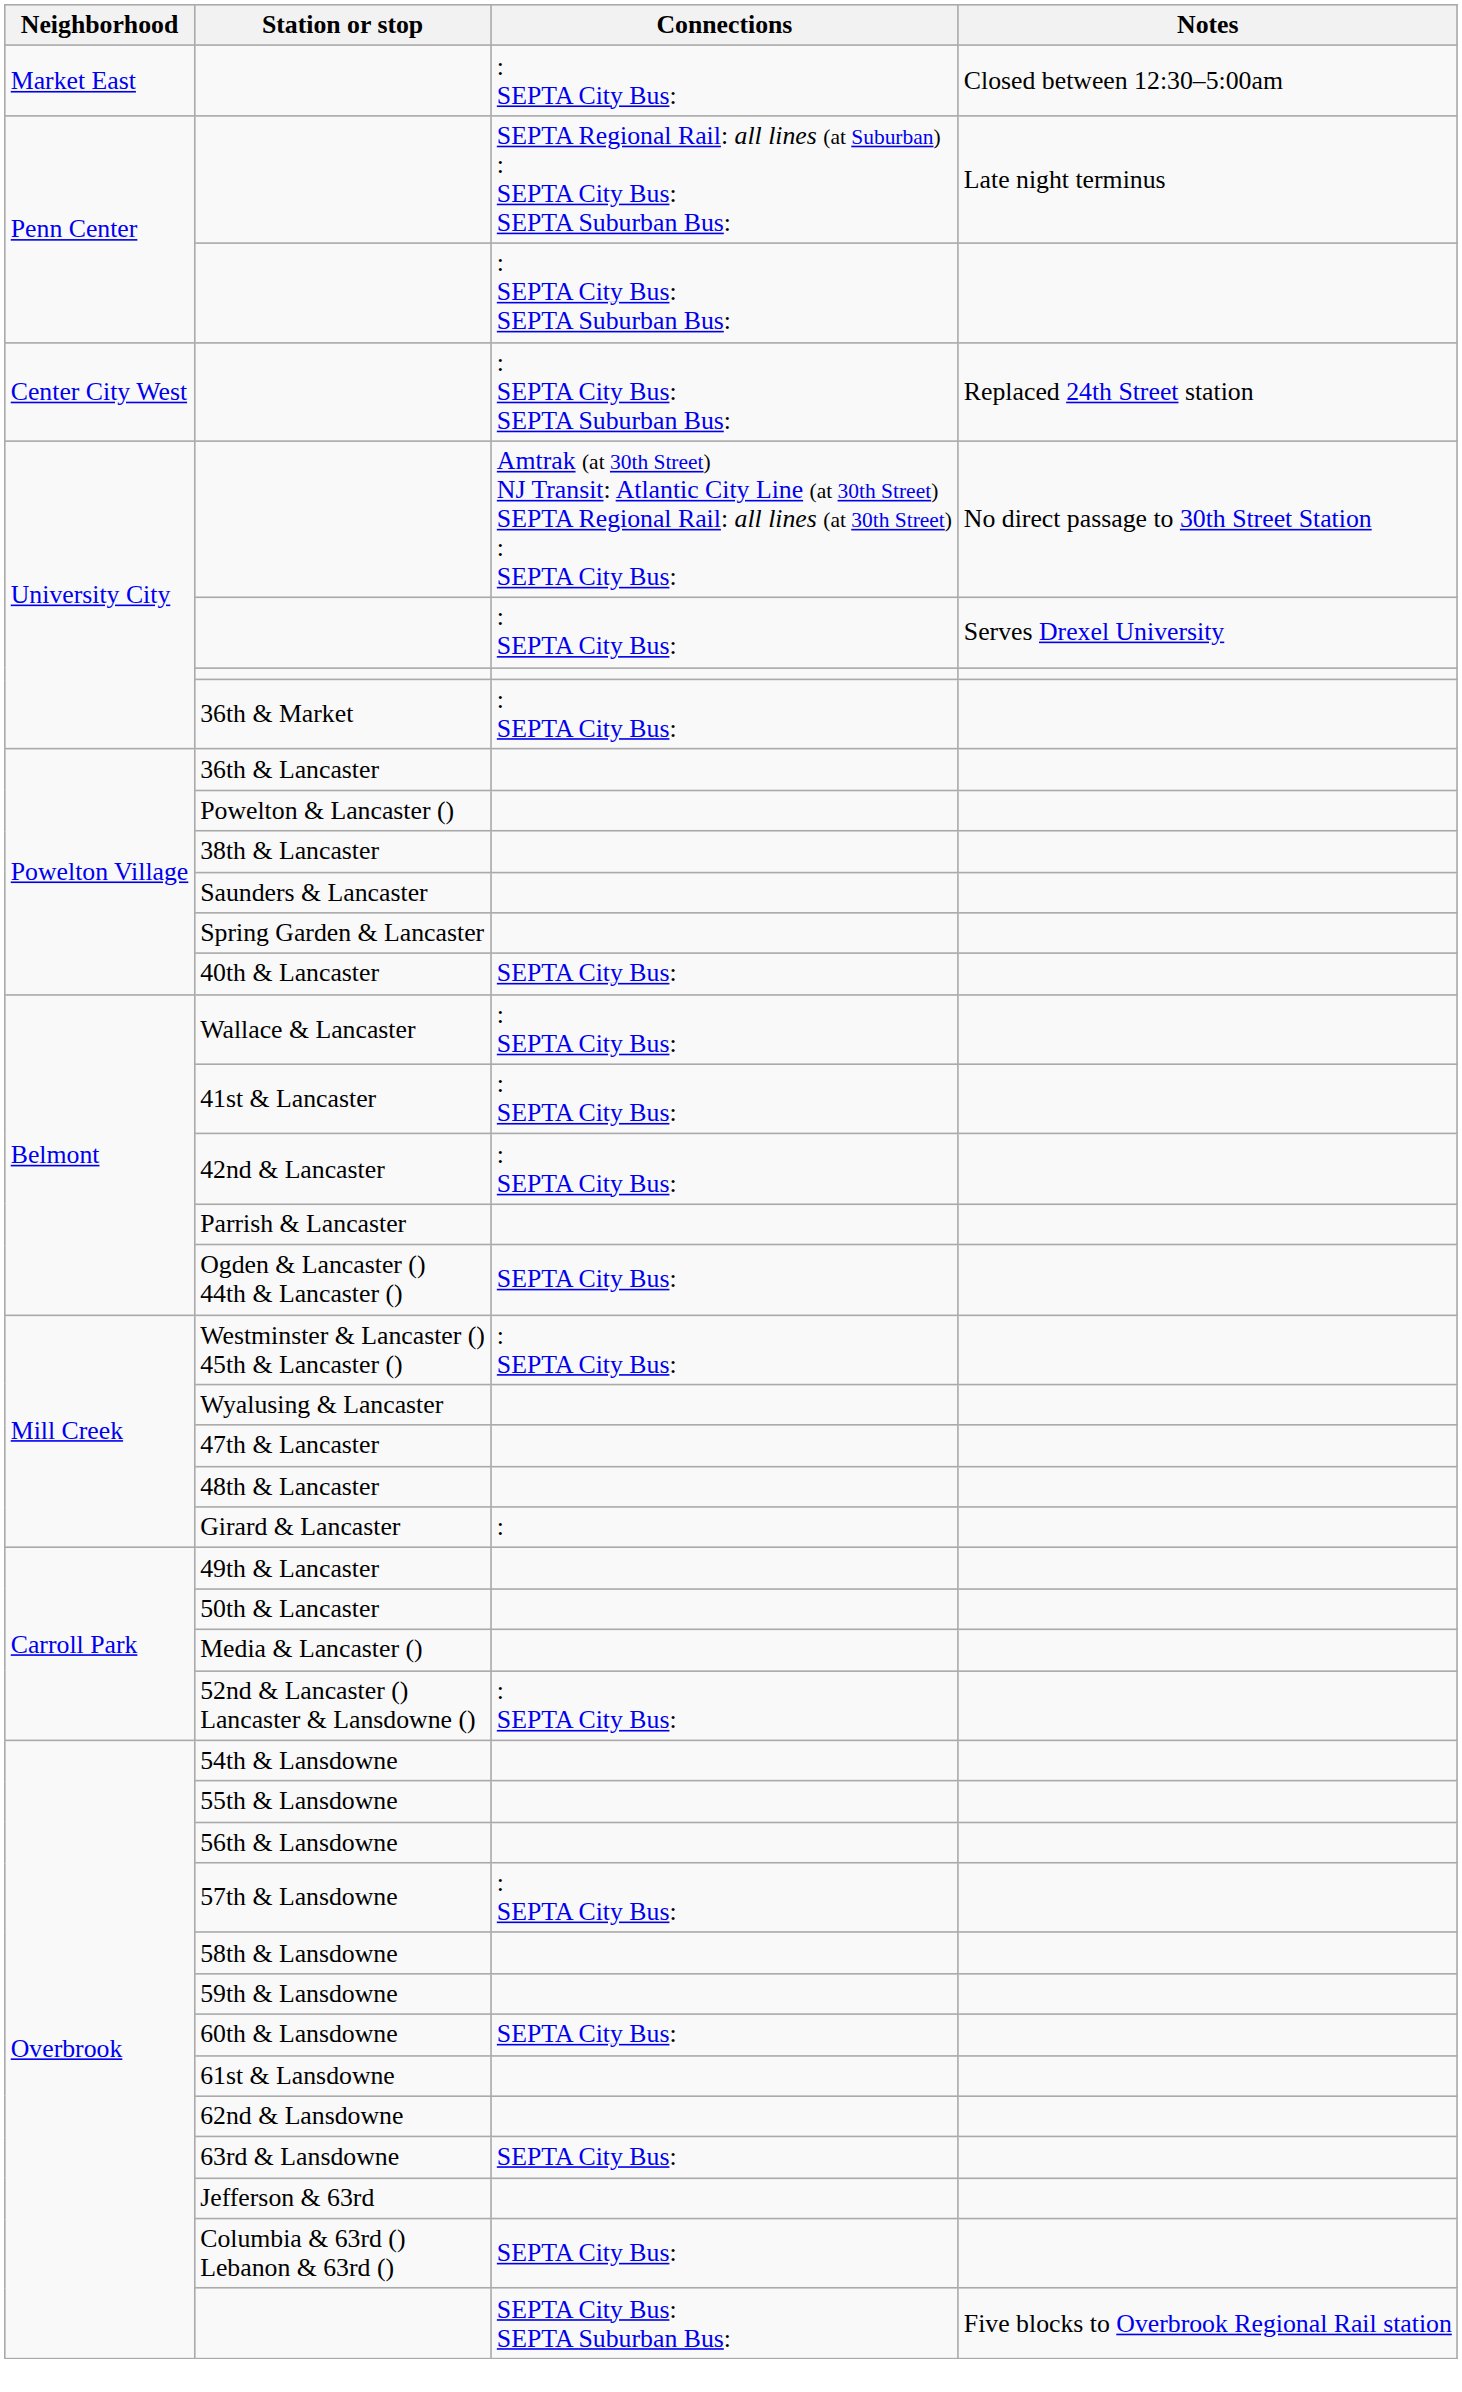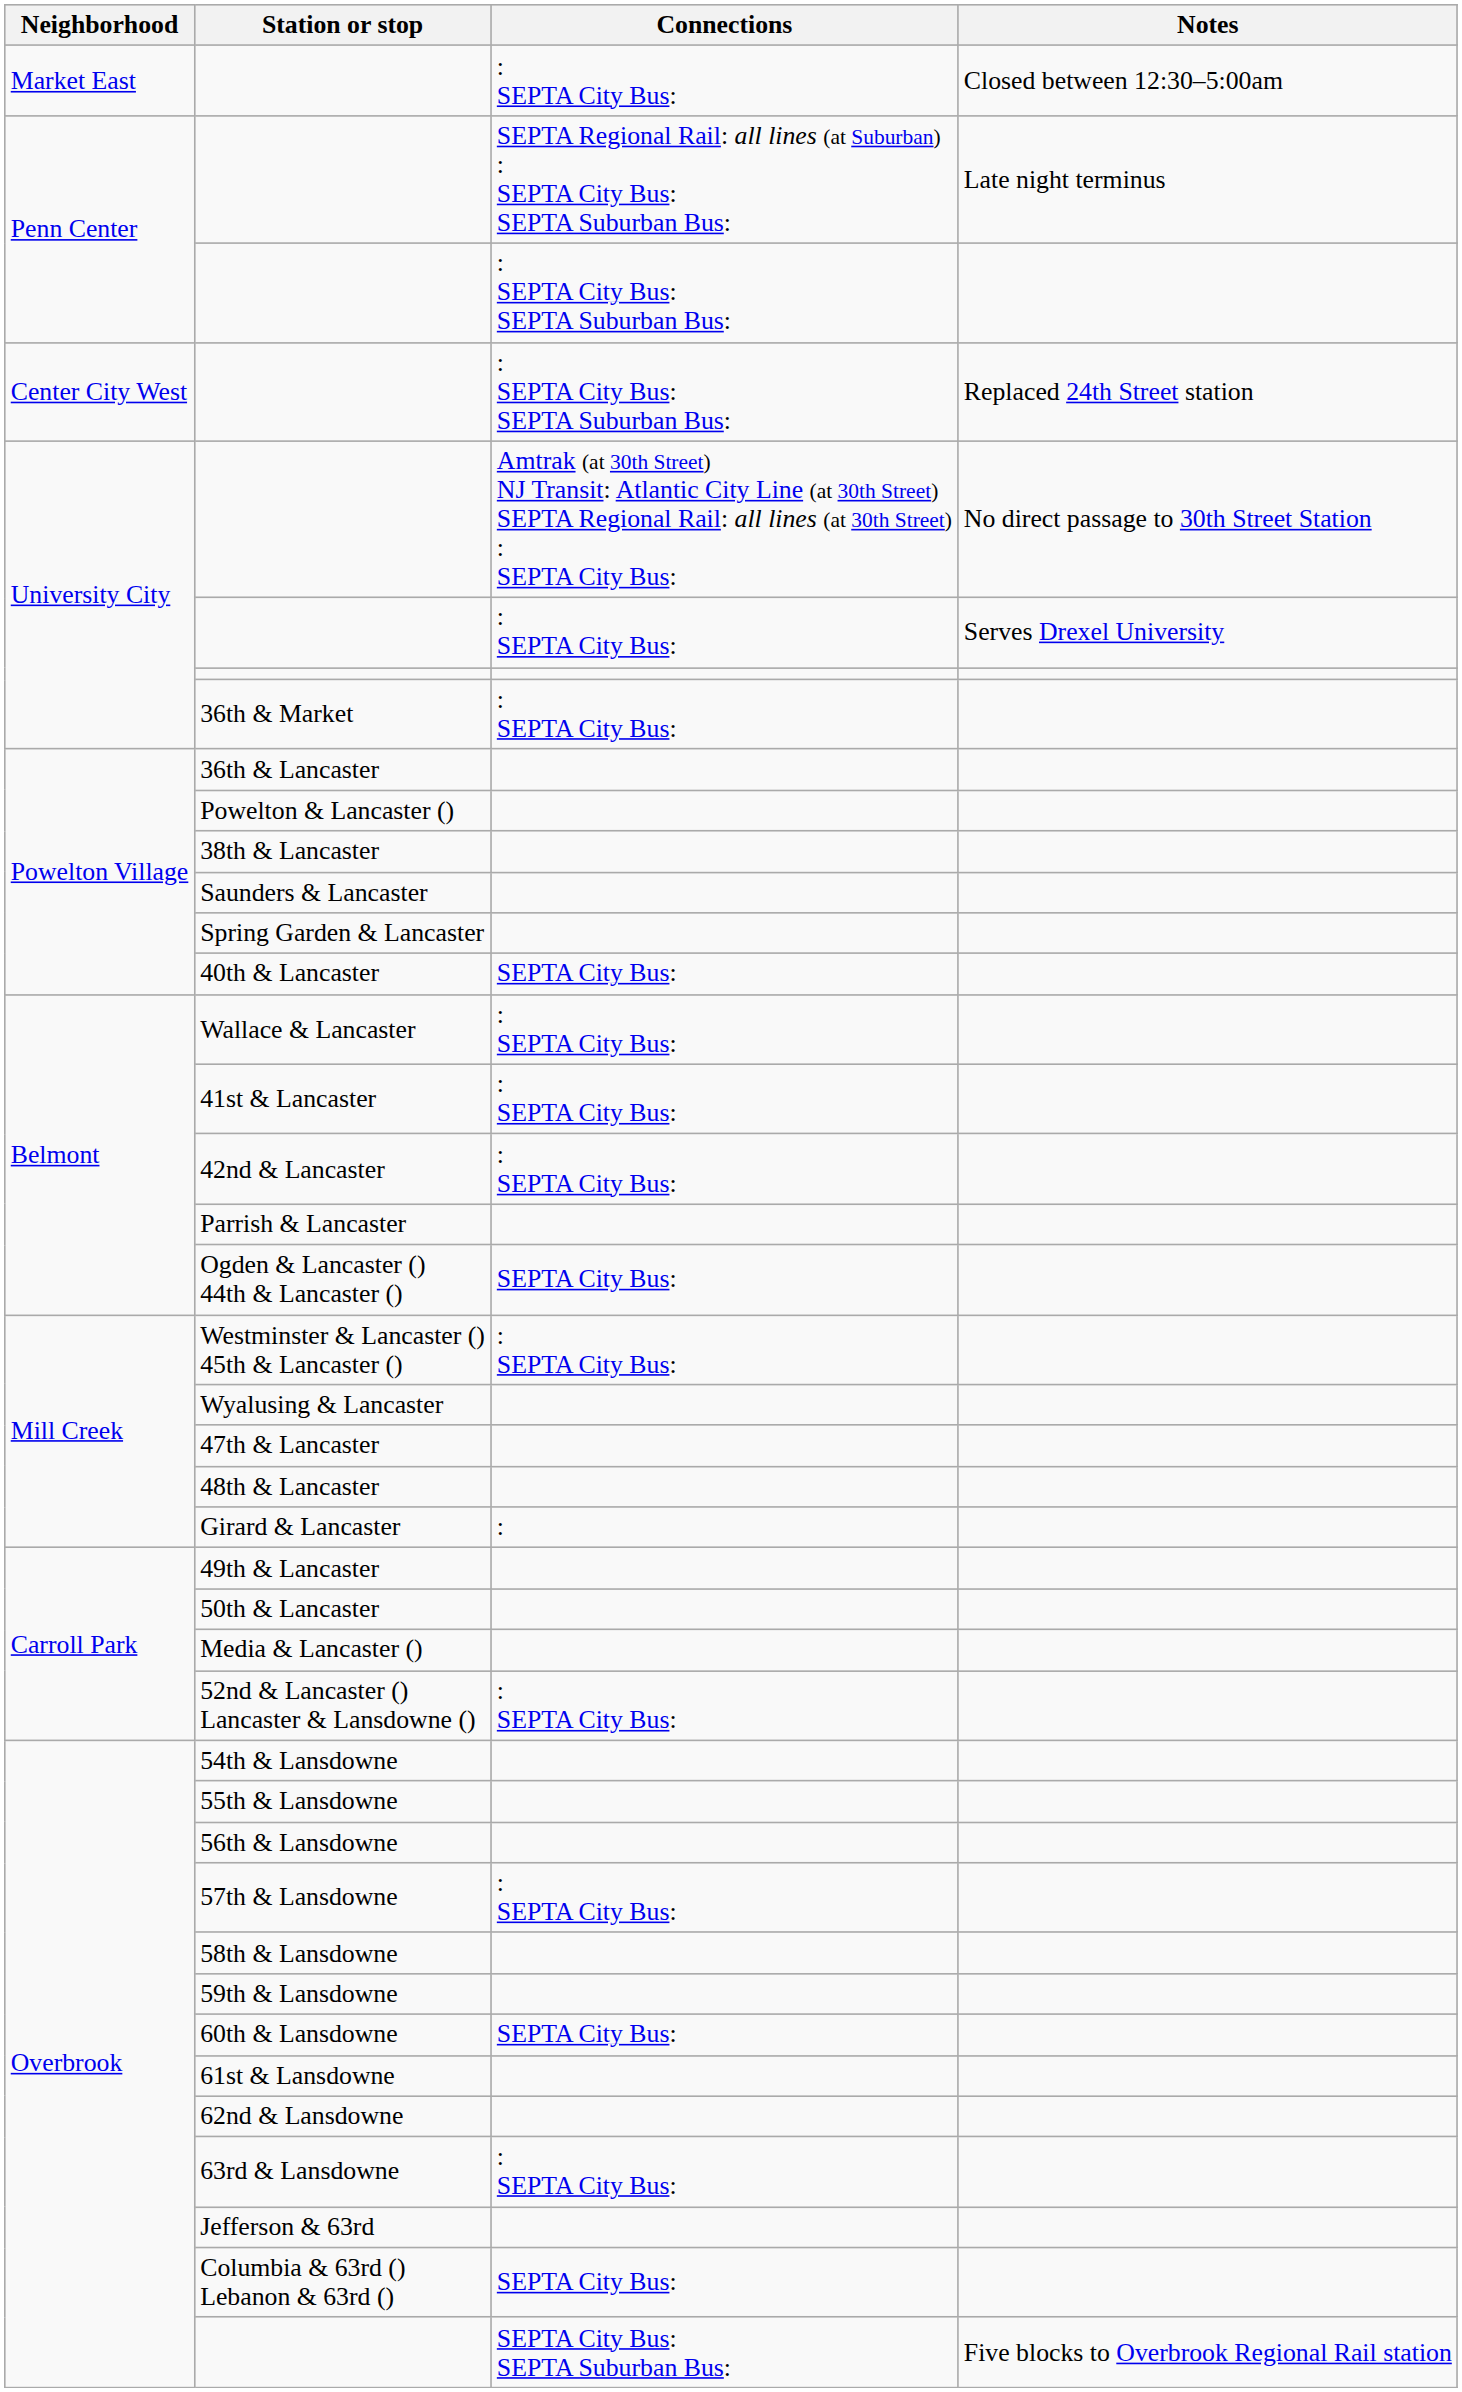(587, 2156) SEPTA City Bus: -> (587, 2171) : SEPTA City Bus:
